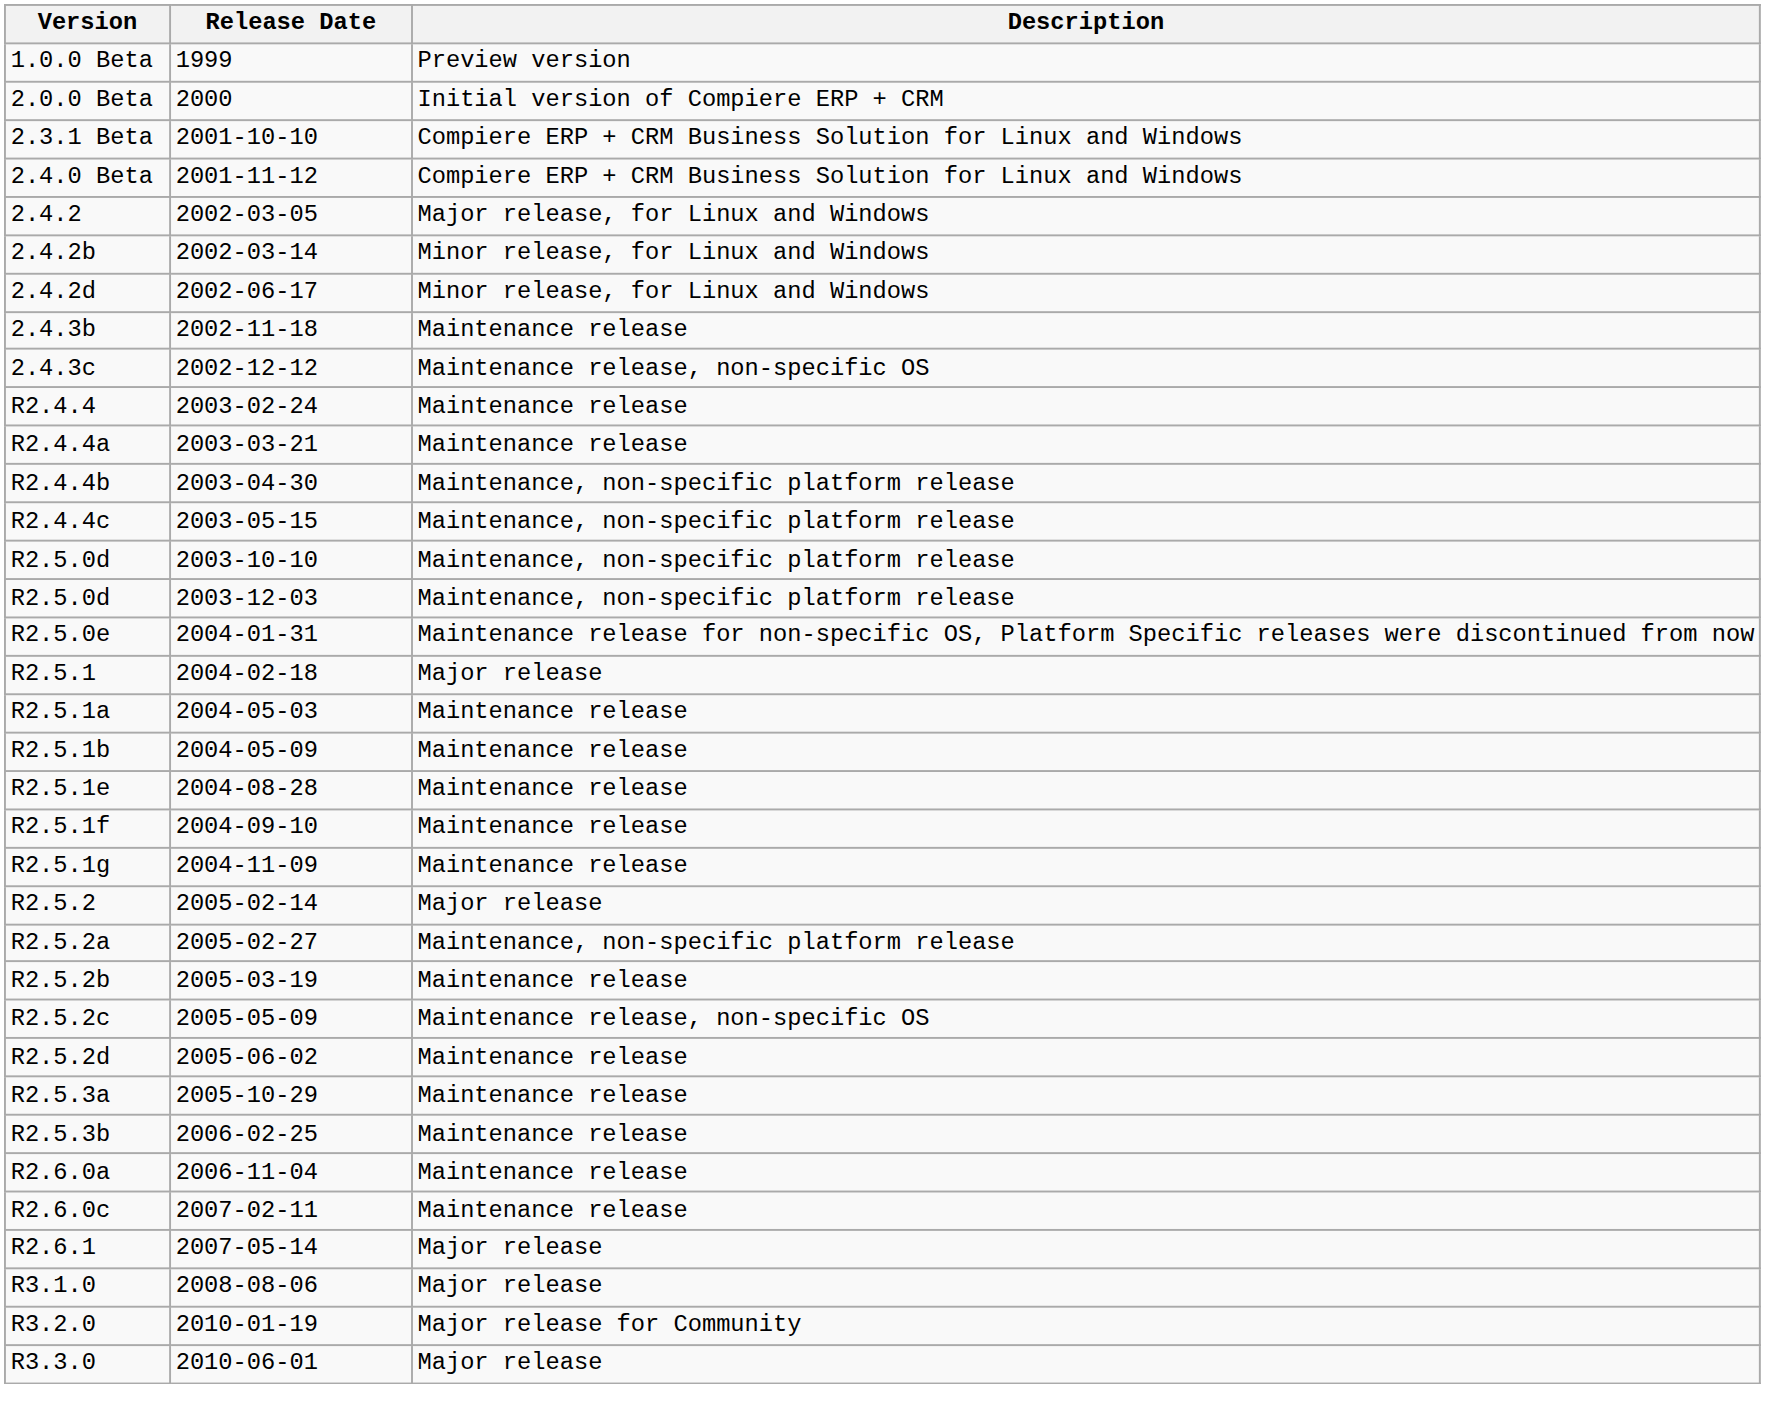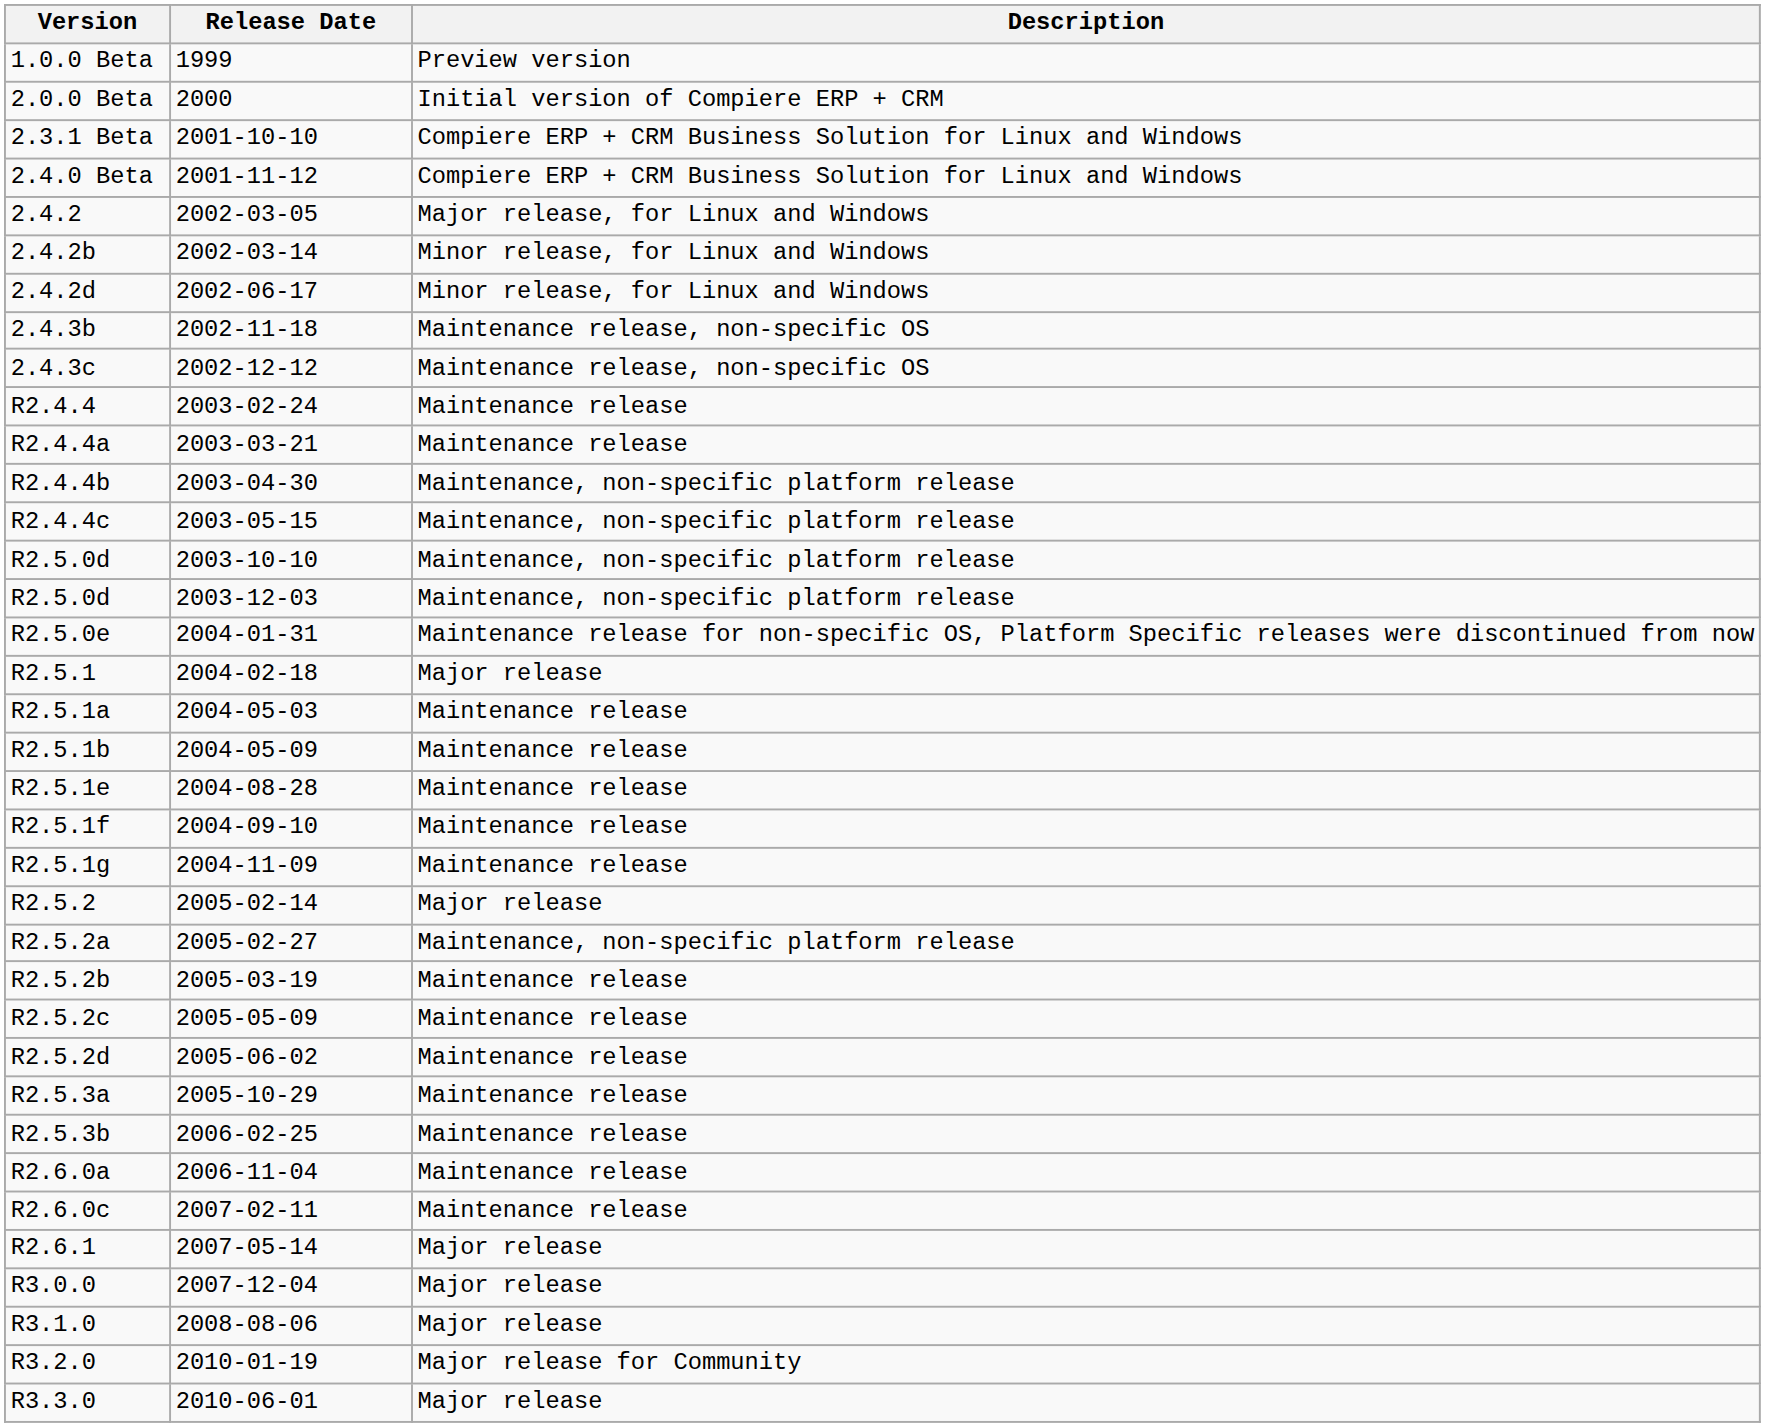(553, 331) Maintenance release -> (673, 331) Maintenance release, non-specific OS
(673, 1020) Maintenance release, non-specific OS -> (553, 1020) Maintenance release
+ row: (53, 1288)
